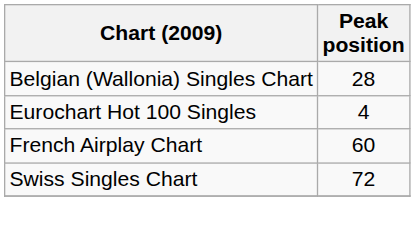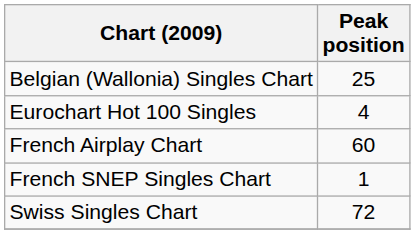(364, 78) 28 -> (364, 78) 25
+ row: (140, 178)
